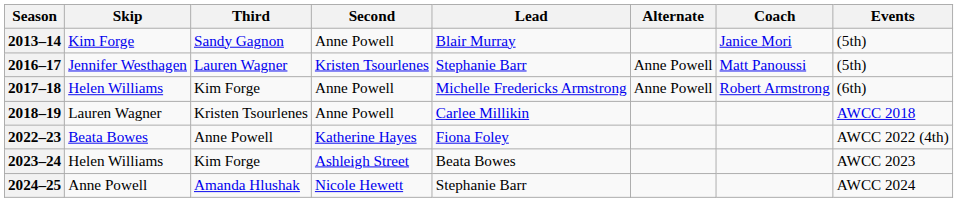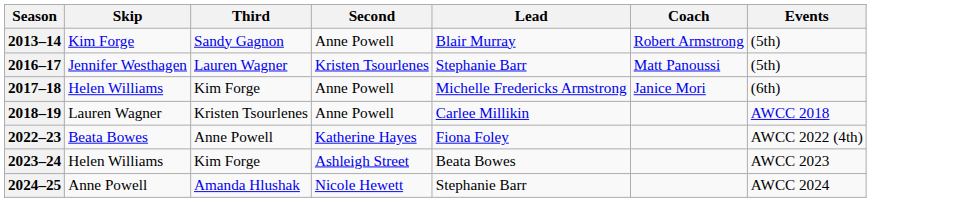- column: (673, 16)
(756, 40) Janice Mori -> (689, 40) Robert Armstrong
(775, 88) Robert Armstrong -> (670, 88) Janice Mori
